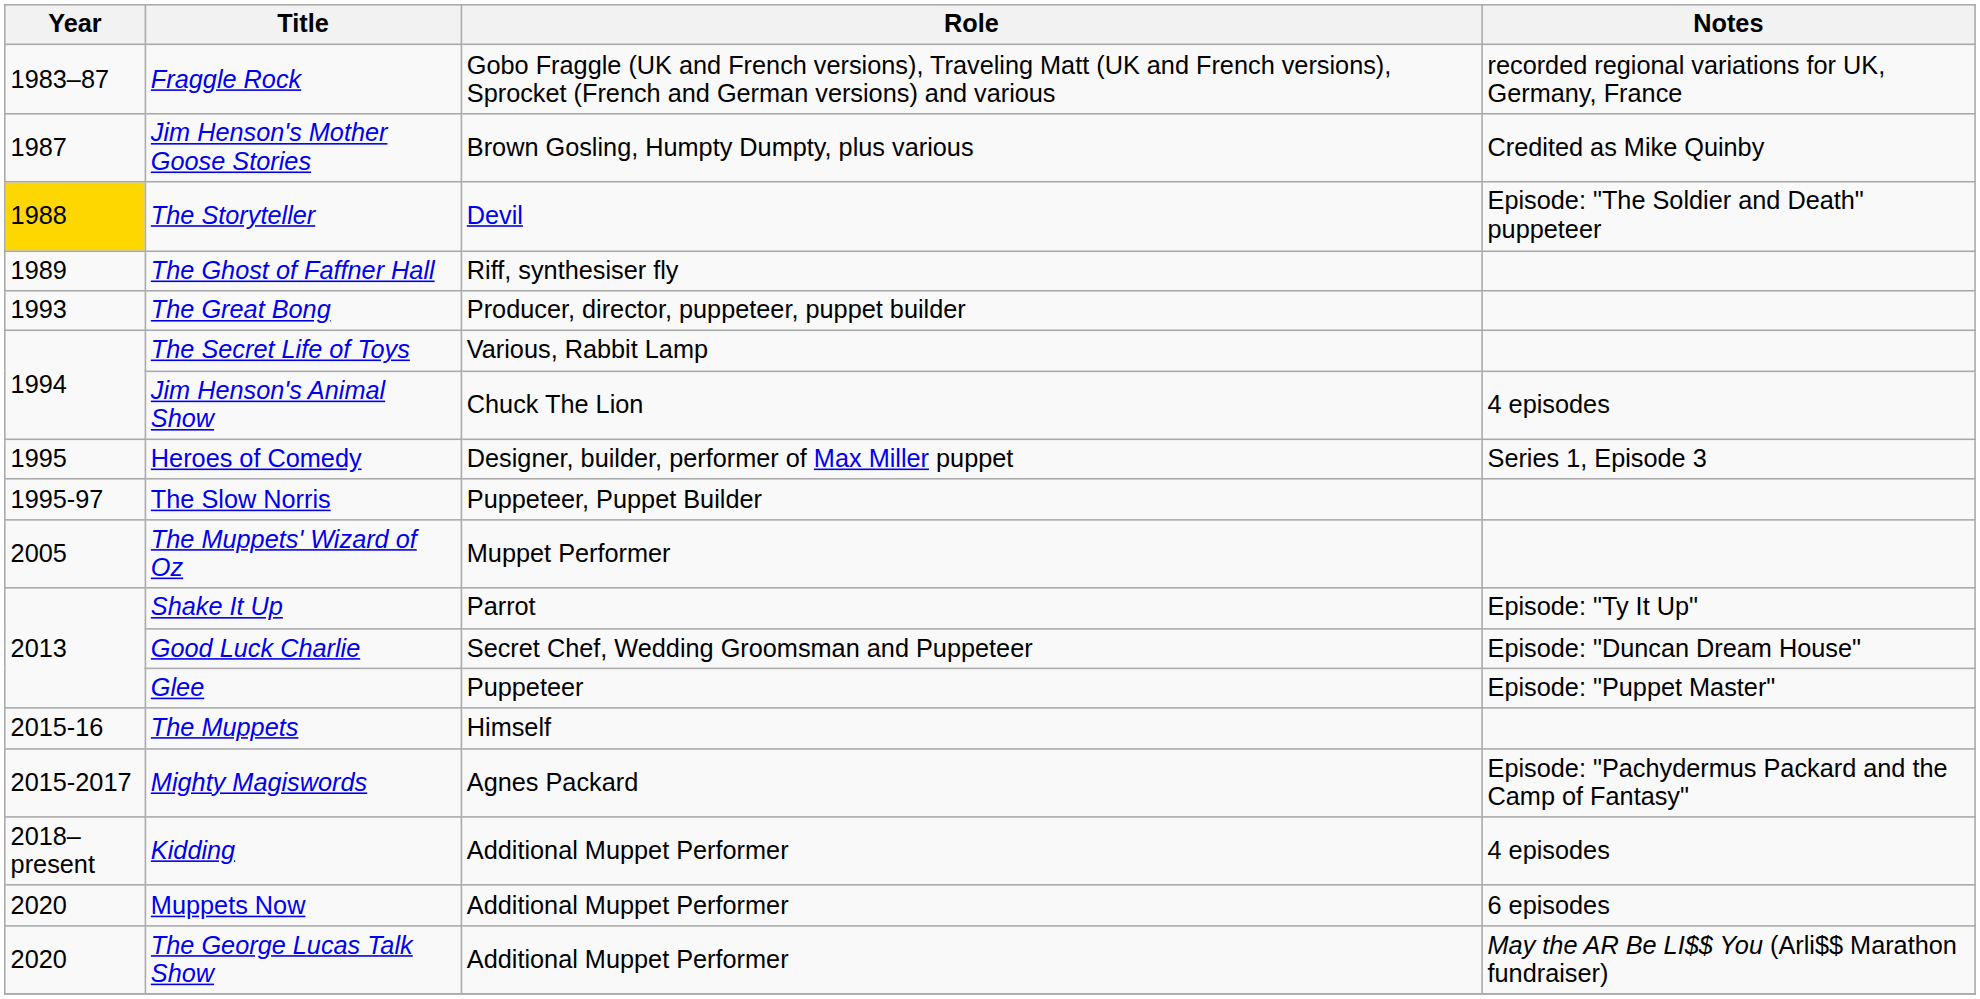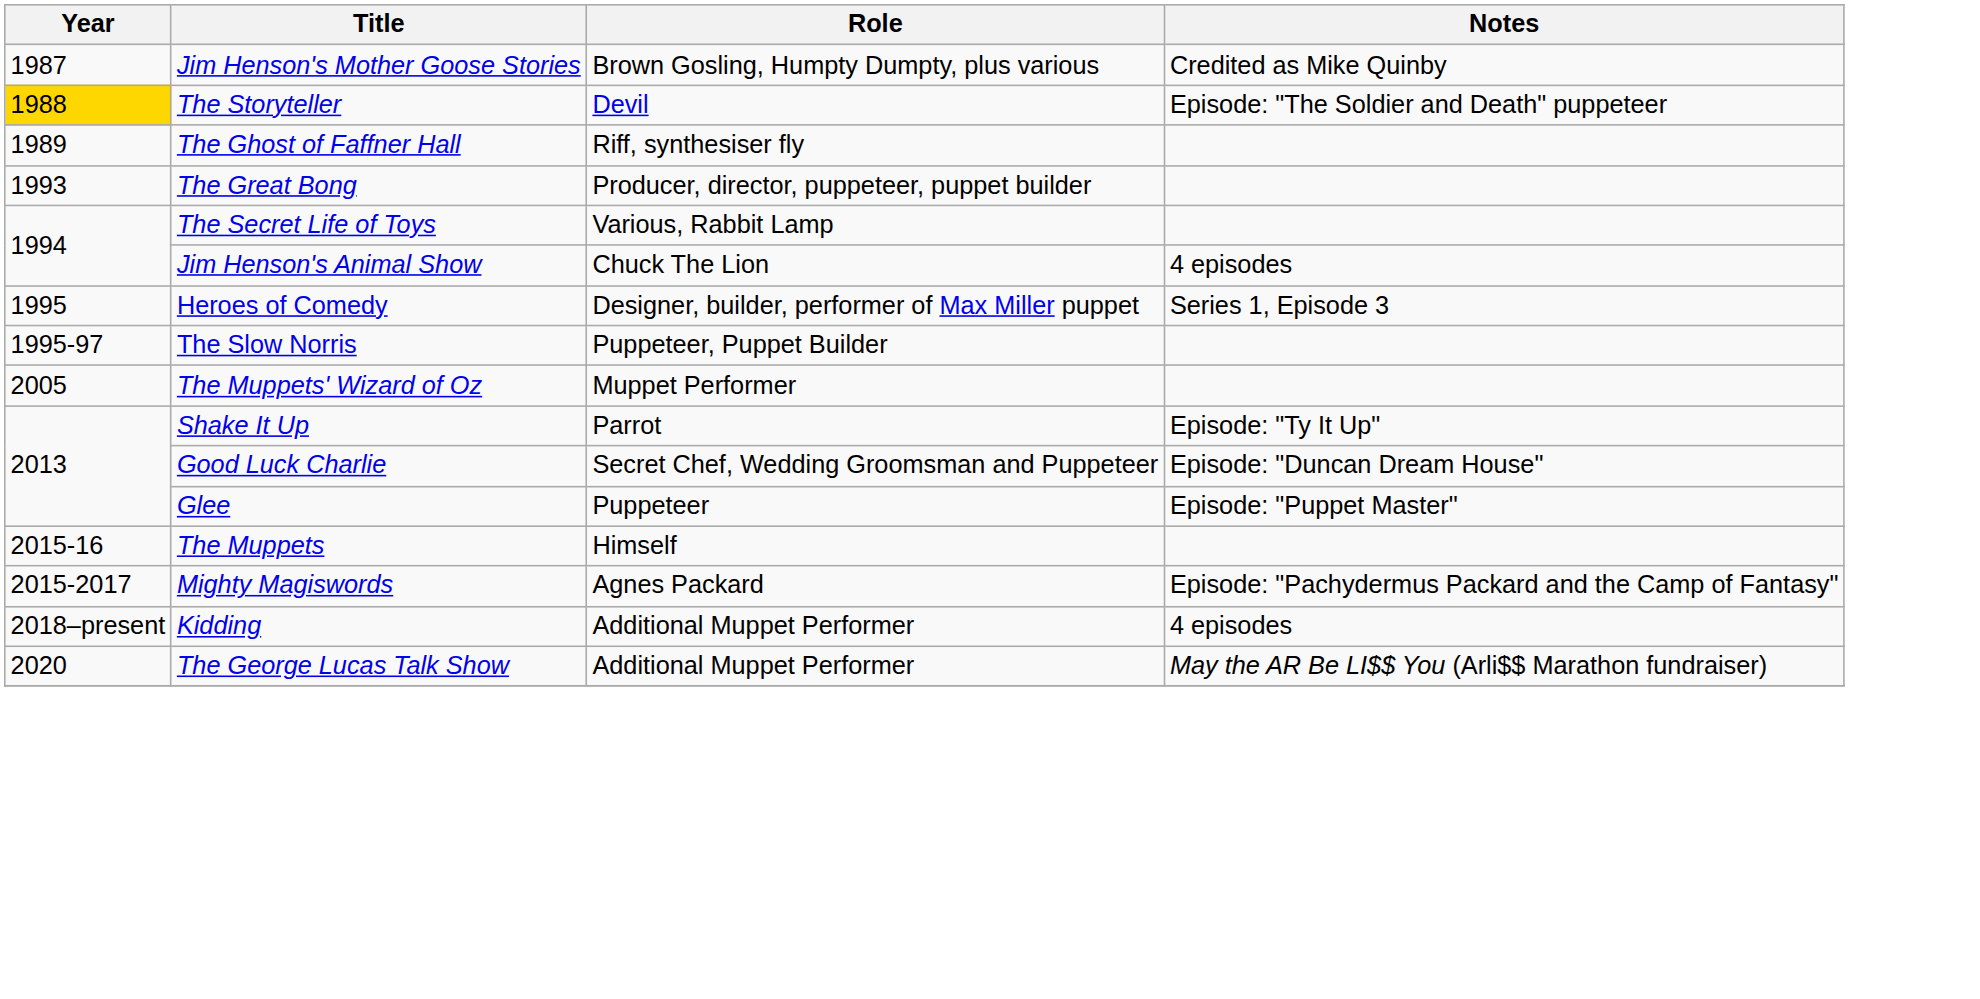- row: (226, 78)
- row: (228, 905)
